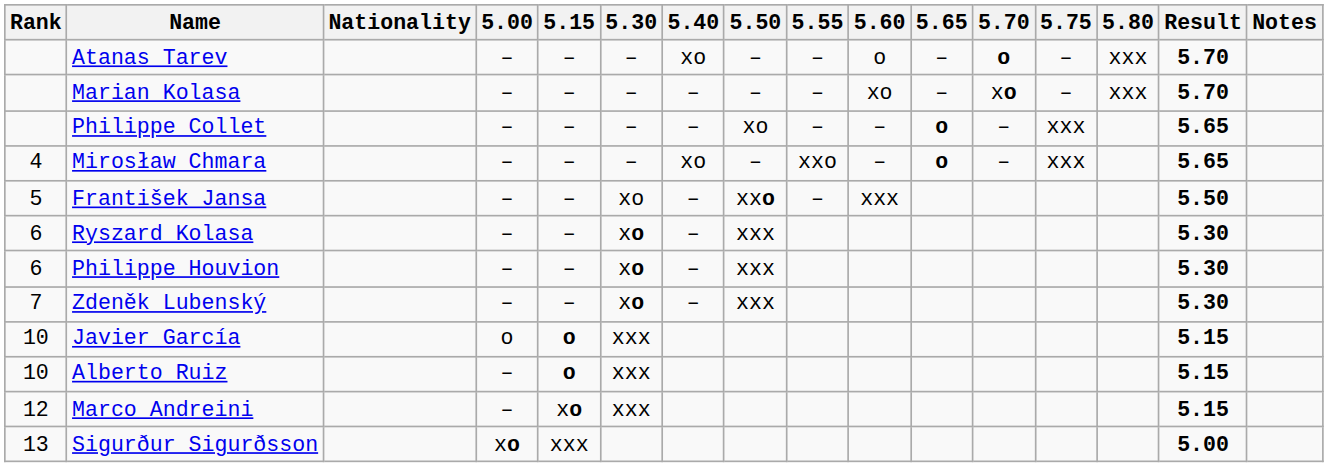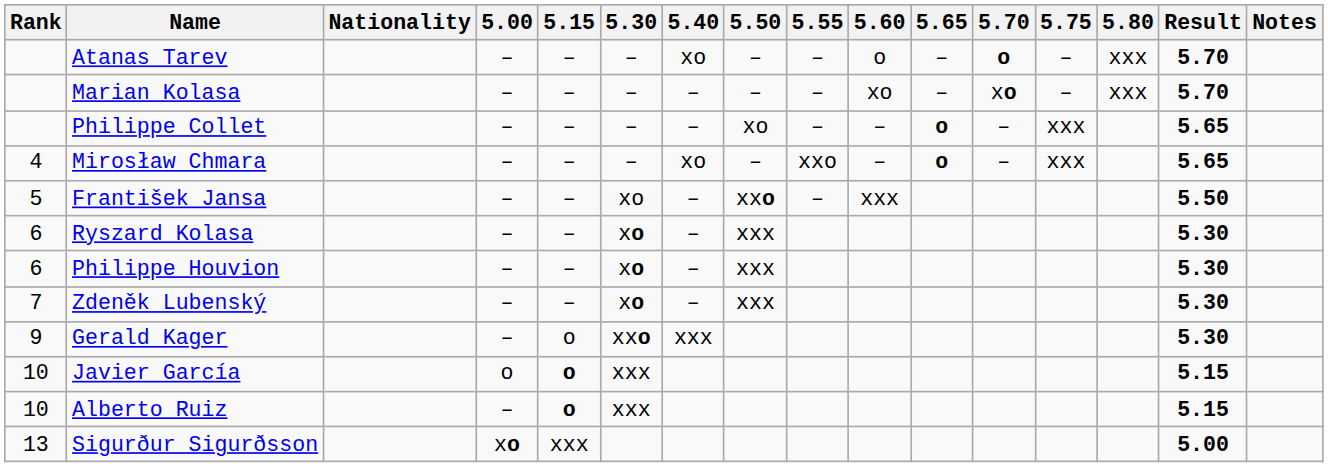+ row: (150, 339)
- row: (163, 409)
